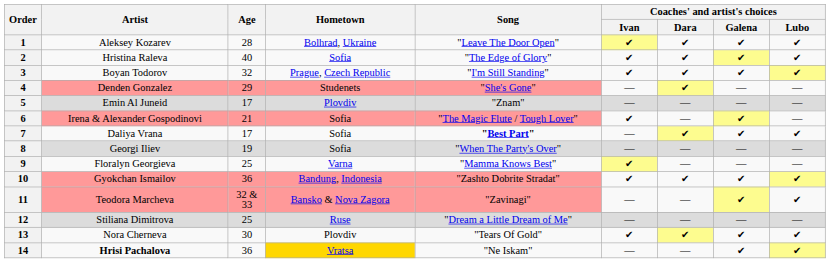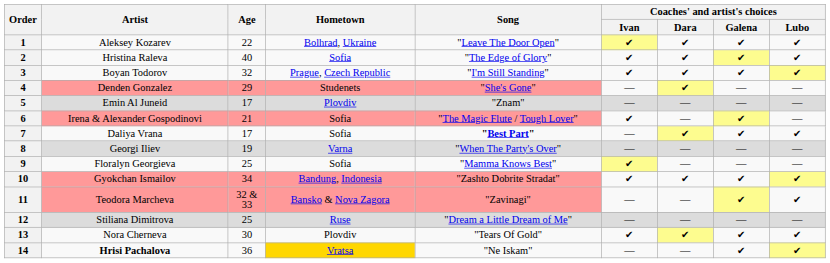(247, 42) 28 -> (247, 42) 22
(340, 148) Sofia -> (340, 148) Varna
(340, 164) Varna -> (340, 164) Sofia
(247, 179) 36 -> (247, 179) 34
